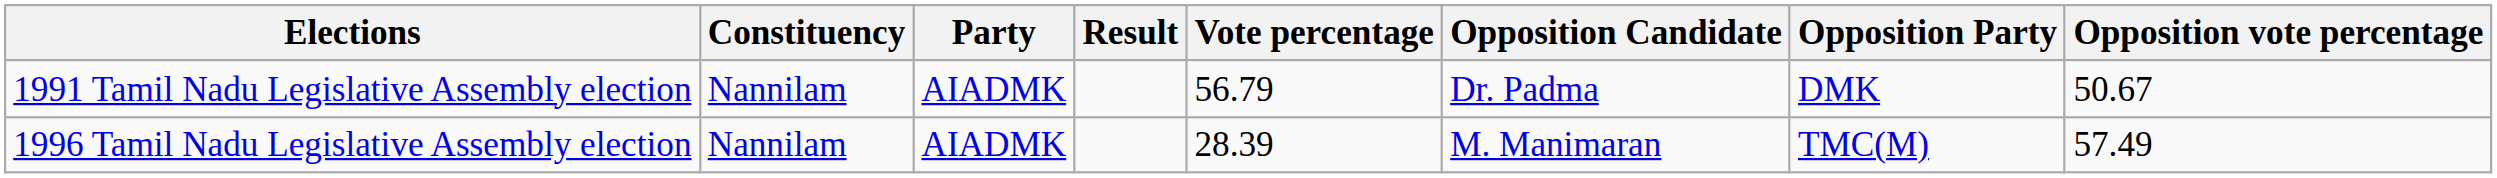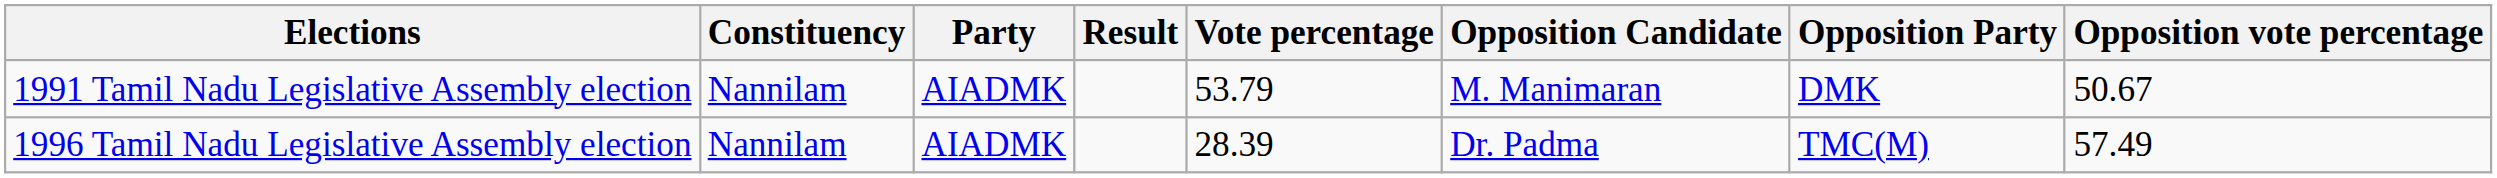(1234, 88) 56.79 -> (1234, 88) 53.79
(1524, 88) Dr. Padma -> (1556, 88) M. Manimaran
(1556, 144) M. Manimaran -> (1524, 144) Dr. Padma
